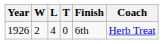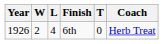columns swapped: (66, 13) <-> (89, 13)
